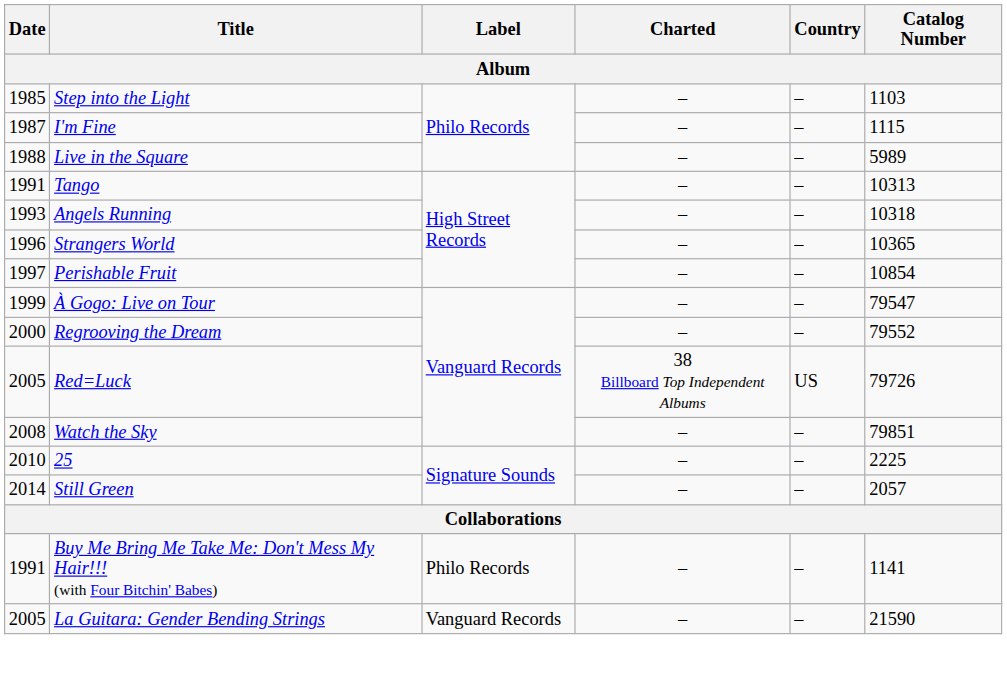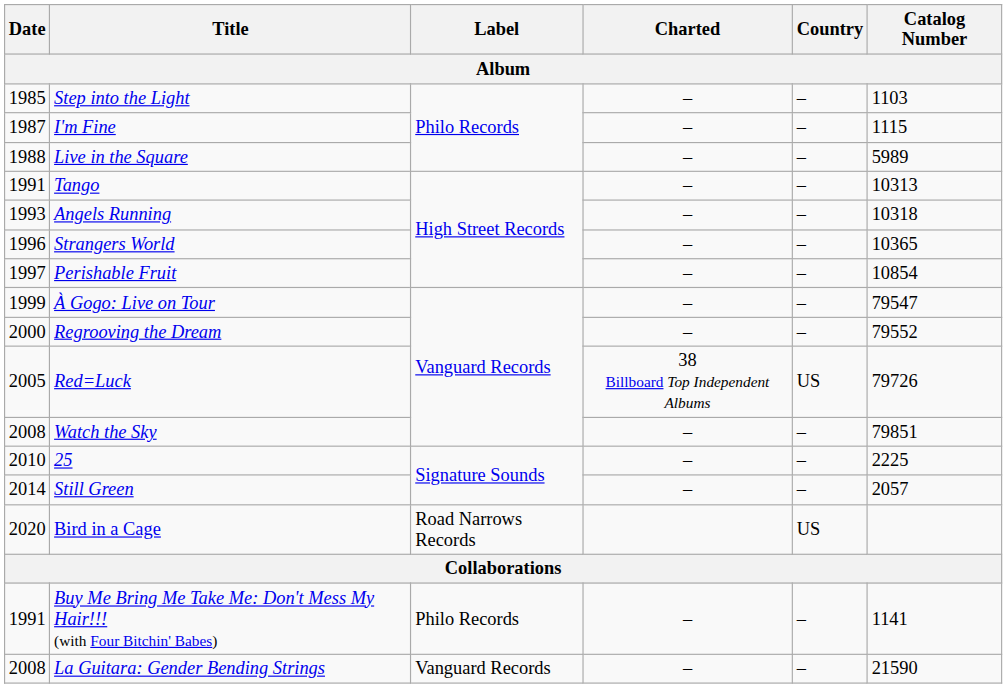+ row: (107, 529)
(27, 618) 2005 -> (27, 668) 2008
